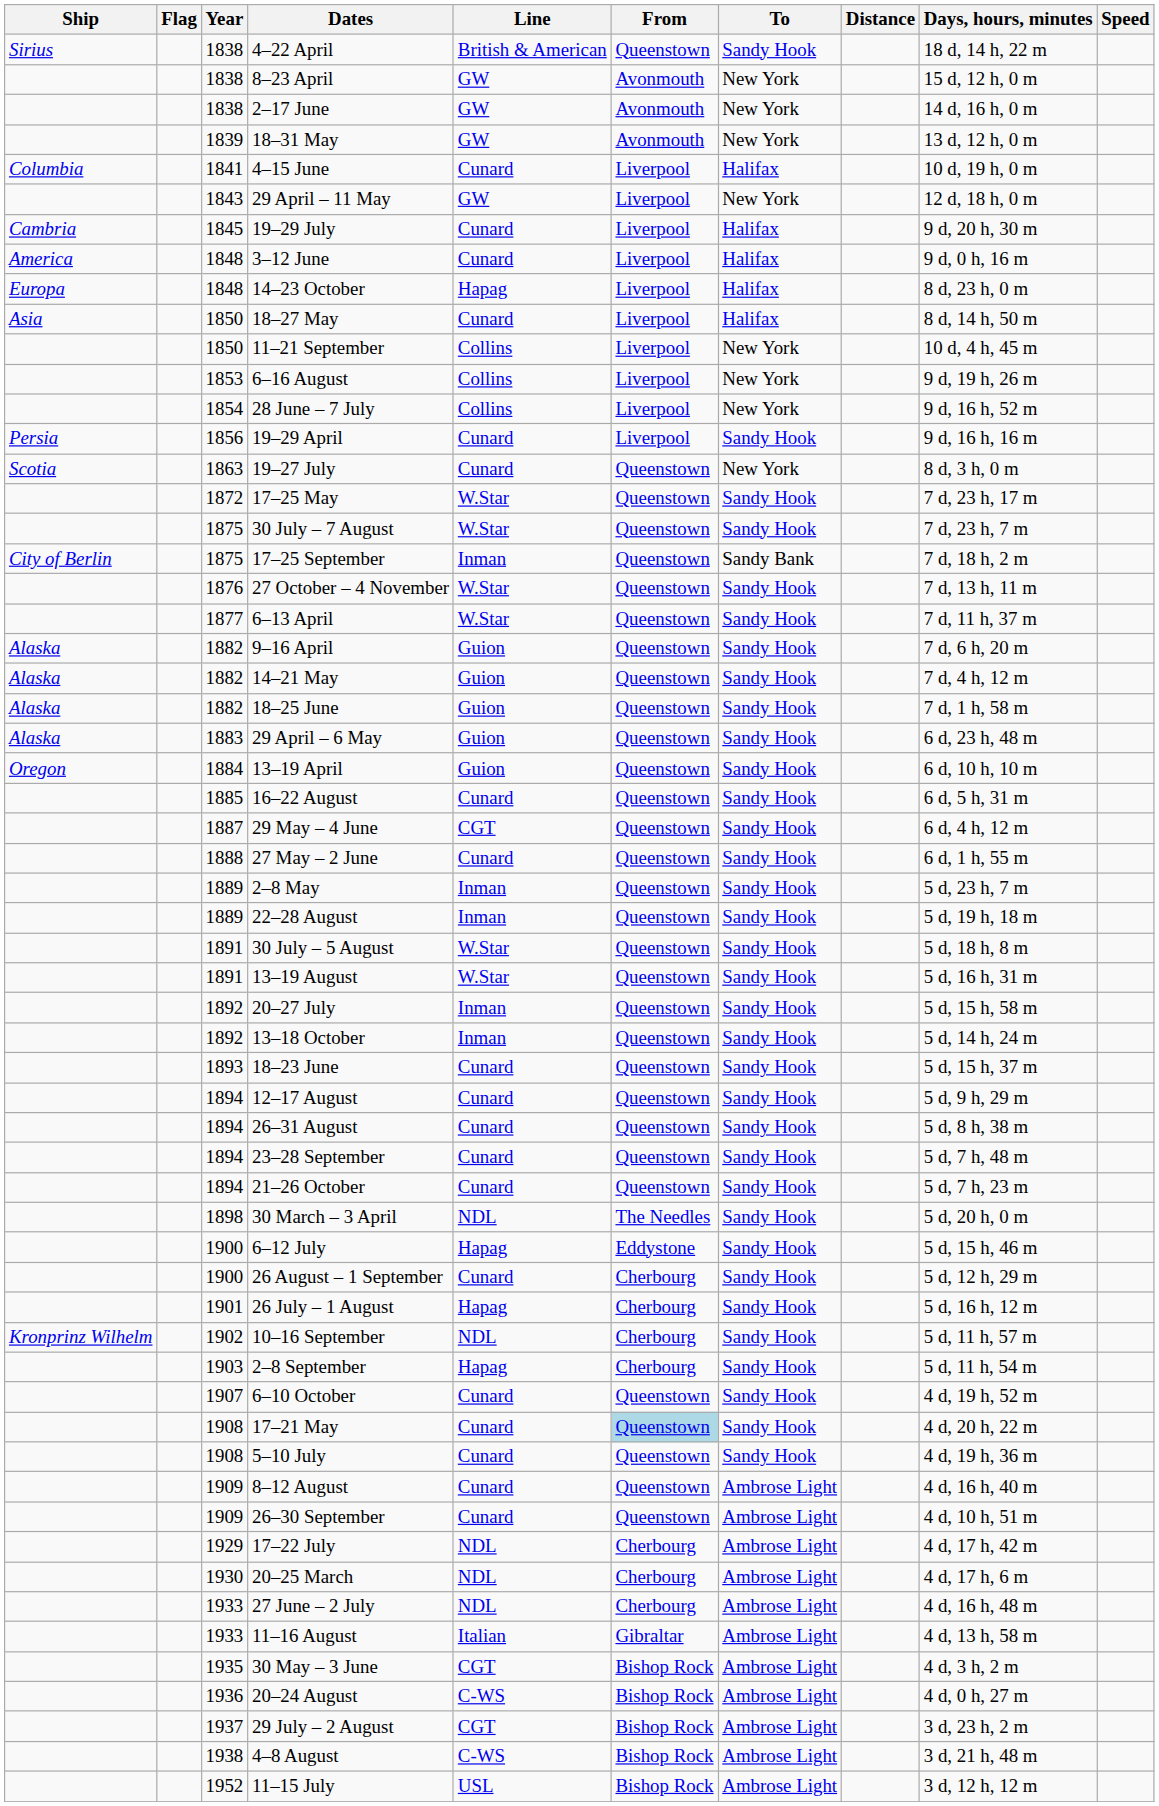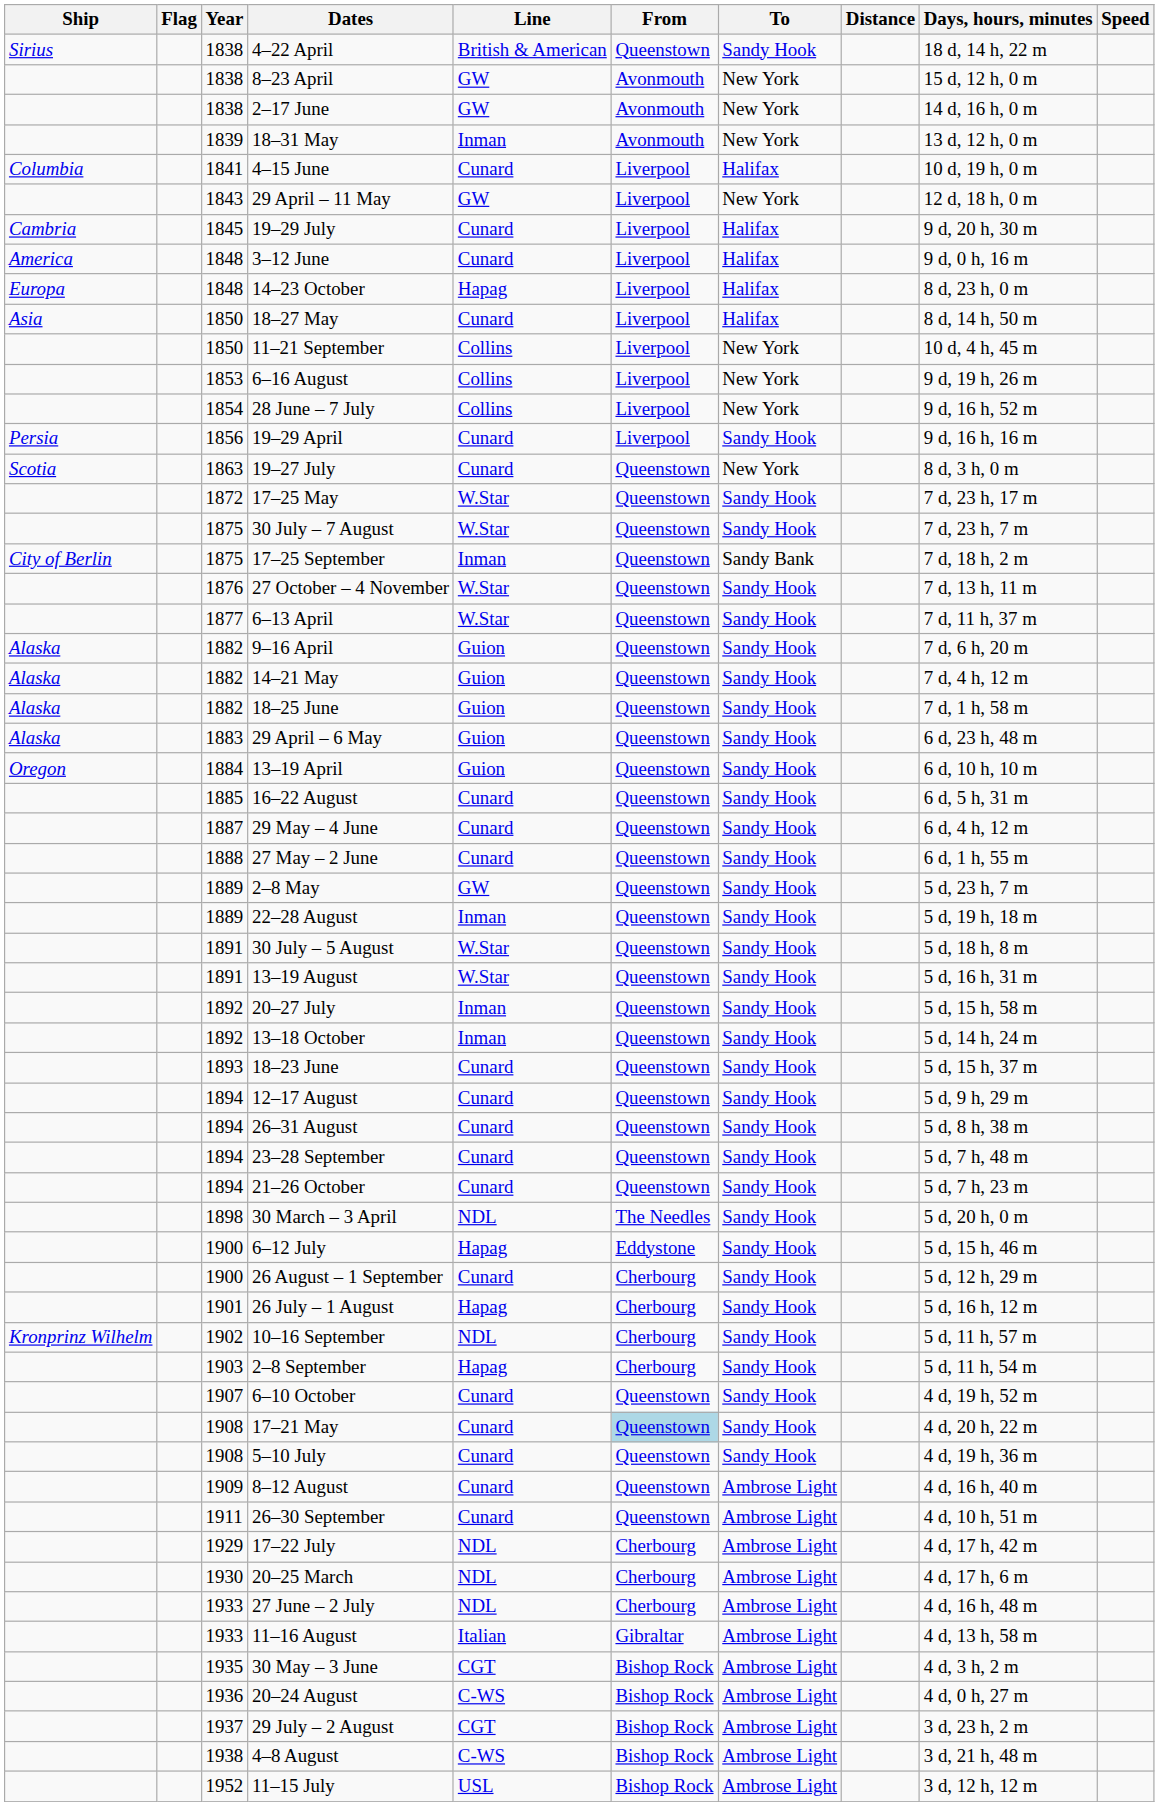(474, 139) GW -> (482, 139) Inman
(477, 827) CGT -> (486, 827) Cunard
(482, 887) Inman -> (474, 887) GW
(224, 1516) 1909 -> (224, 1516) 1911
